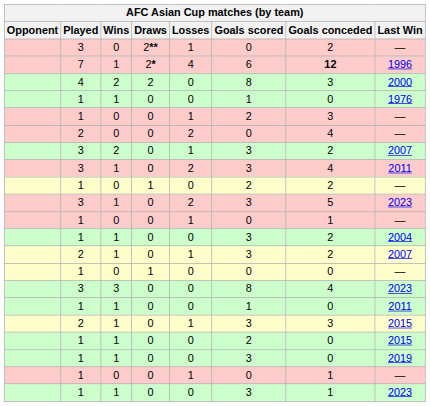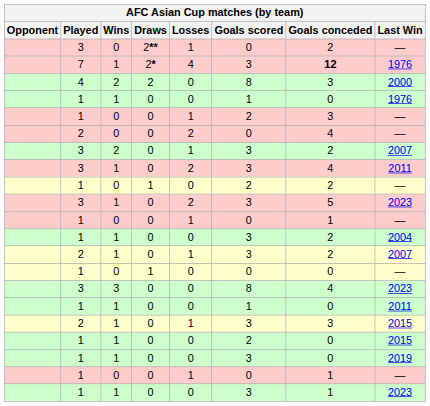(249, 64) 6 -> (249, 64) 3
(400, 64) 1996 -> (400, 64) 1976
